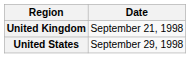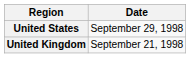rows swapped: (46, 28) <-> (46, 45)
